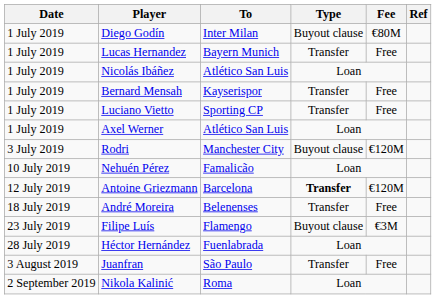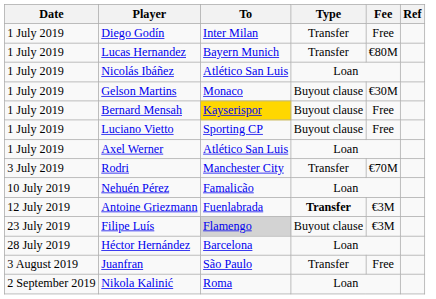(328, 33) Buyout clause -> (328, 33) Transfer
(386, 33) €80M -> (383, 33) Free
(386, 52) Free -> (383, 52) €80M
+ row: (139, 91)
(232, 91) no background -> (232, 110) gold background
(328, 91) Transfer -> (328, 110) Buyout clause
(328, 110) Transfer -> (328, 129) Buyout clause
(328, 149) Buyout clause -> (328, 168) Transfer
(386, 149) €120M -> (383, 168) €70M
(228, 187) Barcelona -> (233, 206) Fuenlabrada
(386, 187) €120M -> (383, 206) €3M
- row: (138, 206)
(227, 226) no background -> (227, 226) lightgrey background
(233, 245) Fuenlabrada -> (228, 245) Barcelona
